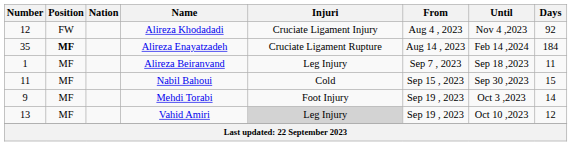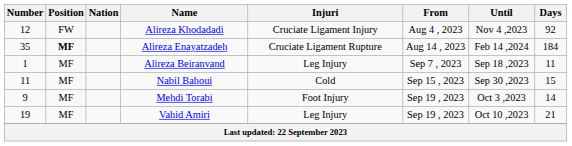(25, 115) 13 -> (25, 115) 19
(325, 115) lightgrey background -> (325, 115) no background
(551, 115) 12 -> (551, 115) 21
